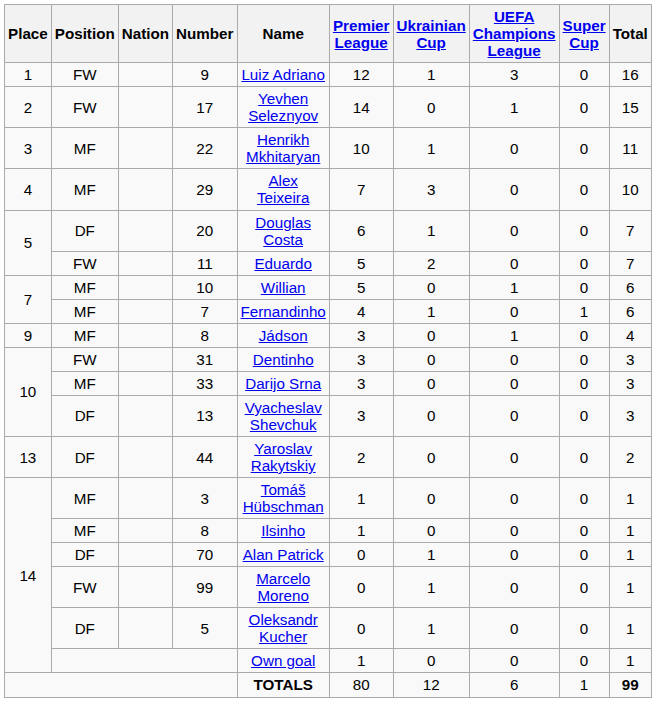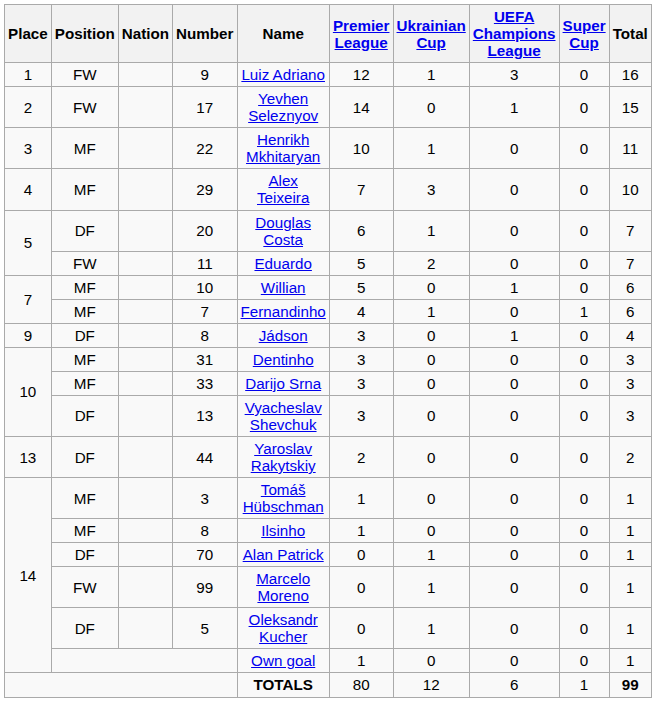(85, 335) MF -> (85, 335) DF
(85, 359) FW -> (85, 359) MF
